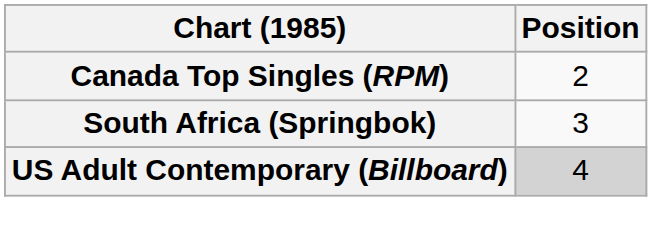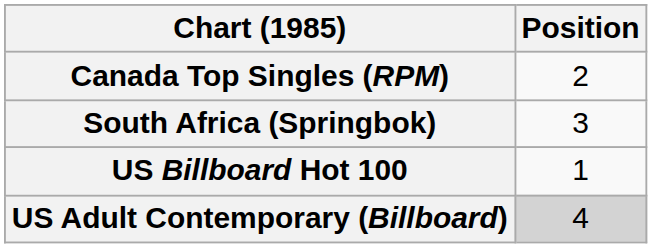+ row: (260, 170)
